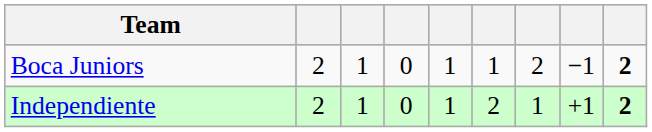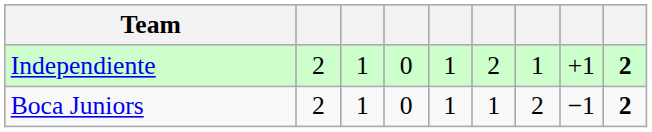rows swapped: (83, 106) <-> (77, 65)
